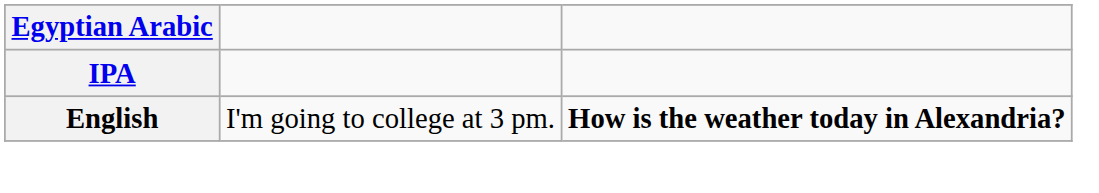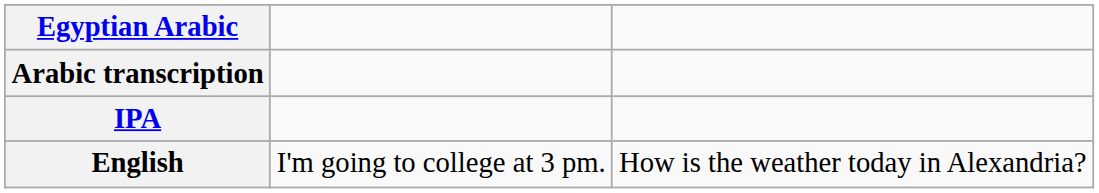+ row: (138, 72)
(817, 118) bold -> (853, 163) normal
